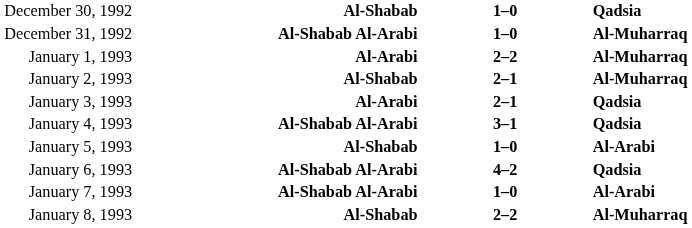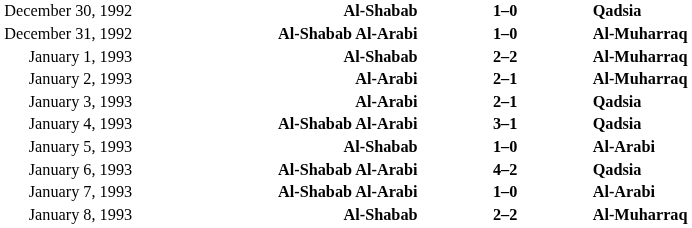(386, 56) Al-Arabi -> (381, 56) Al-Shabab
(381, 79) Al-Shabab -> (386, 79) Al-Arabi
